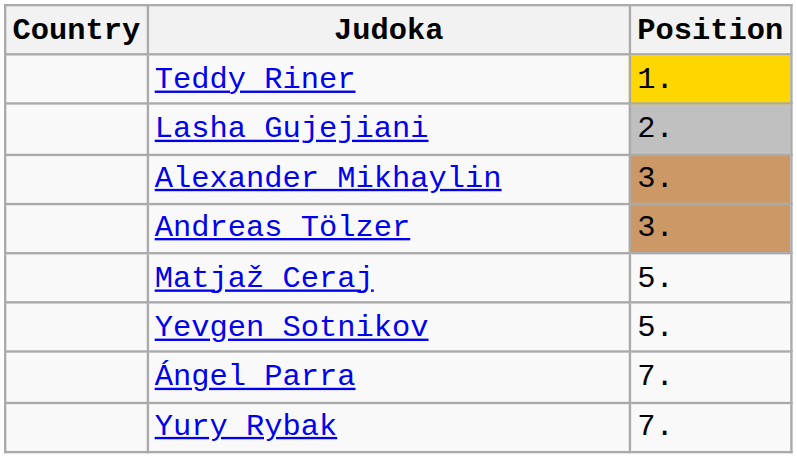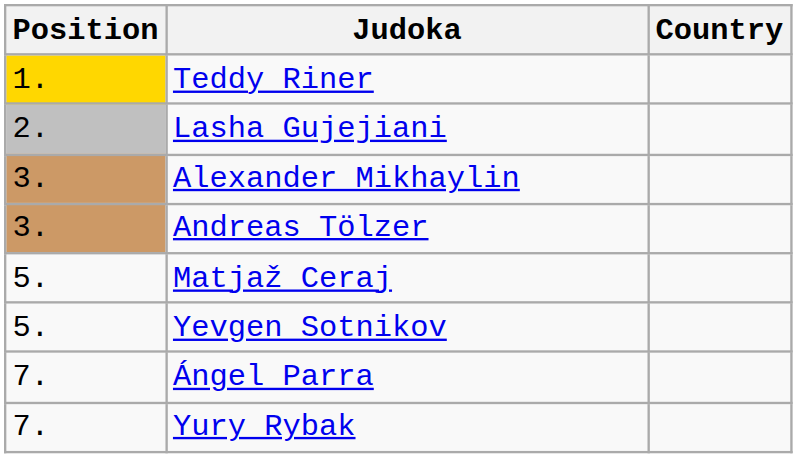columns swapped: (710, 30) <-> (76, 30)
